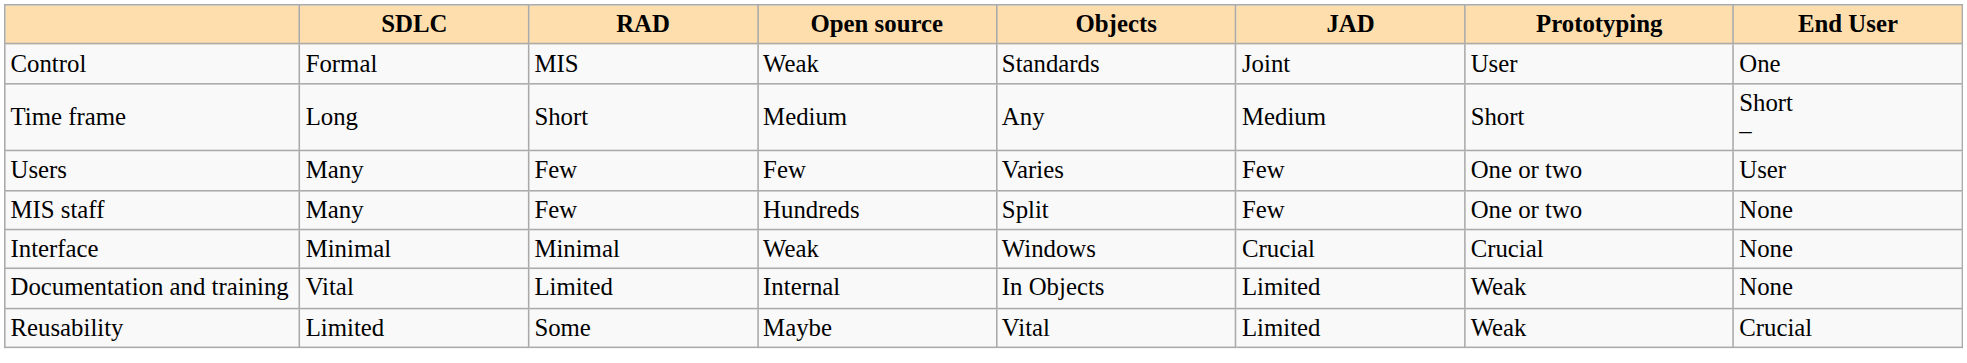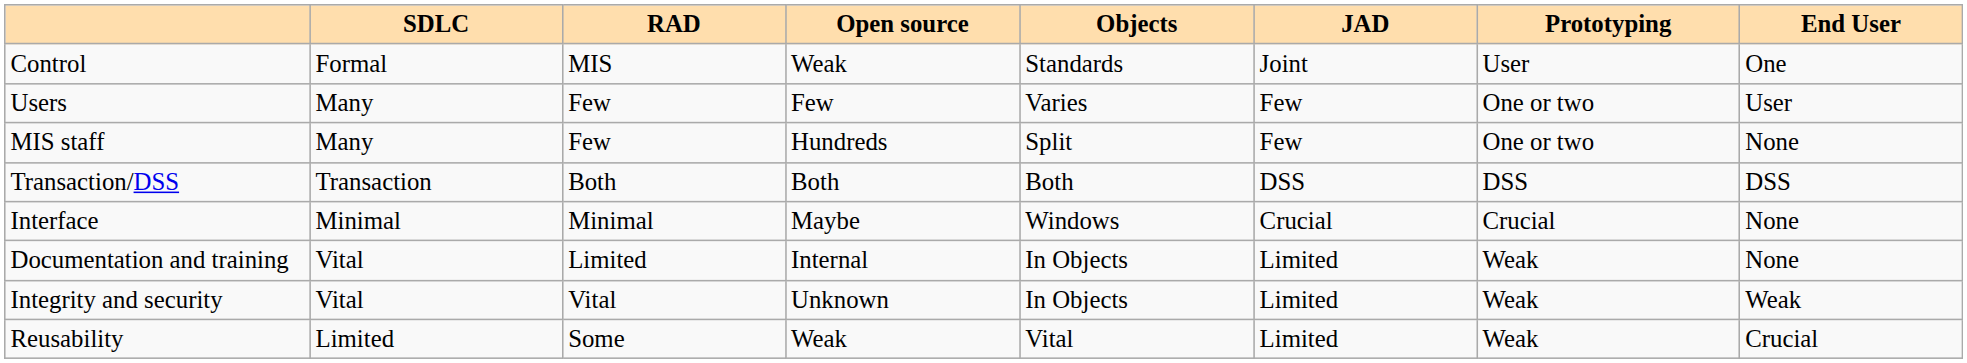- row: (68, 116)
+ row: (95, 181)
(791, 248) Weak -> (825, 220) Maybe
+ row: (117, 299)
(798, 327) Maybe -> (819, 338) Weak
